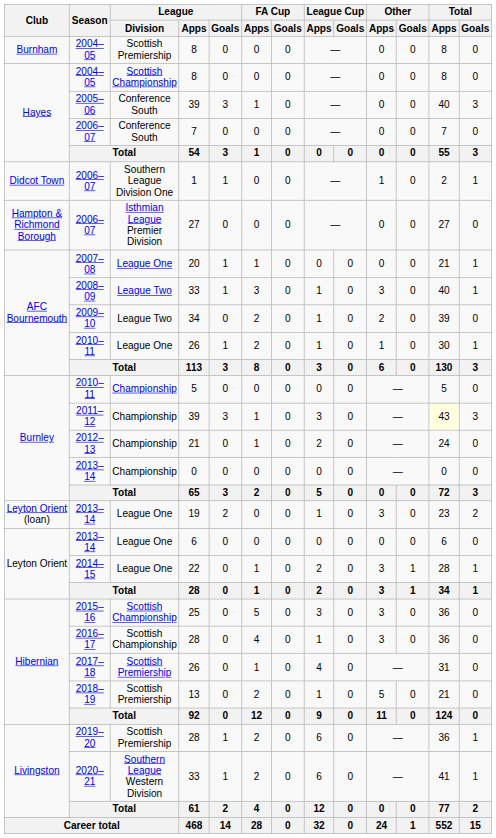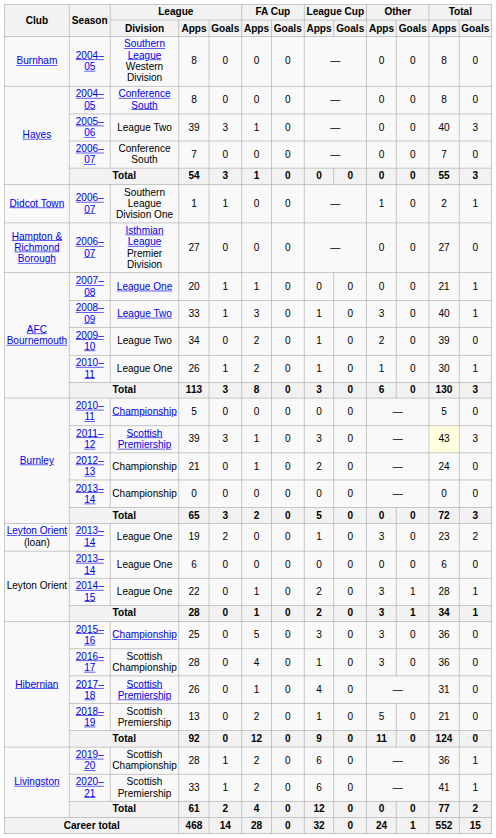(145, 50) Scottish Premiership -> (145, 61) Southern League Western Division
(145, 77) Scottish Championship -> (145, 100) Conference South
(145, 104) Conference South -> (145, 127) League Two
(145, 416) Championship -> (145, 439) Scottish Premiership
(145, 612) Scottish Championship -> (145, 635) Championship
(145, 737) Scottish Premiership -> (145, 760) Scottish Championship
(145, 776) Southern League Western Division -> (145, 787) Scottish Premiership
